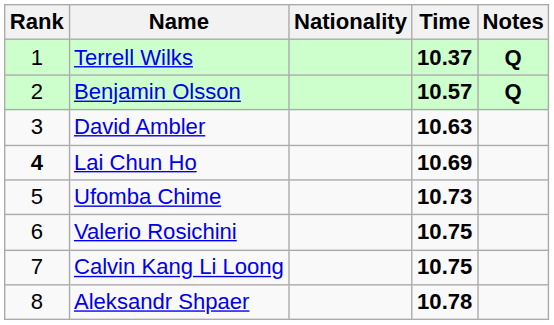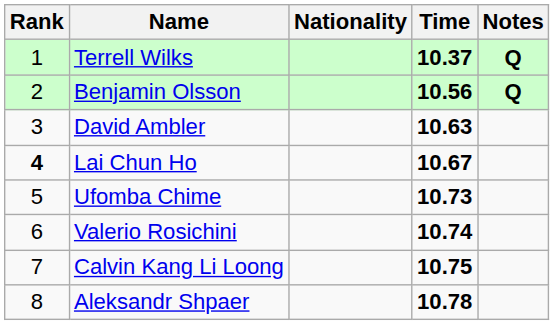(445, 92) 10.57 -> (445, 92) 10.56
(445, 162) 10.69 -> (445, 162) 10.67
(445, 232) 10.75 -> (445, 232) 10.74
